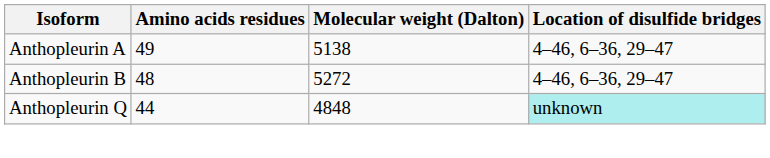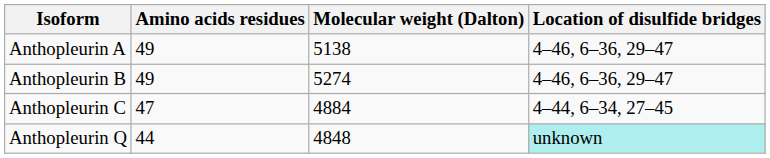(145, 78) 48 -> (145, 78) 49
(332, 78) 5272 -> (332, 78) 5274
+ row: (67, 108)
